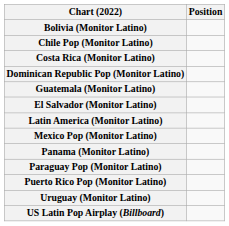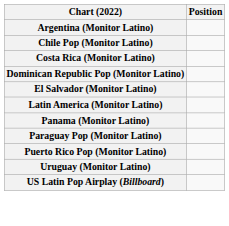+ row: (95, 27)
- row: (95, 27)
- row: (95, 89)
- row: (95, 136)
